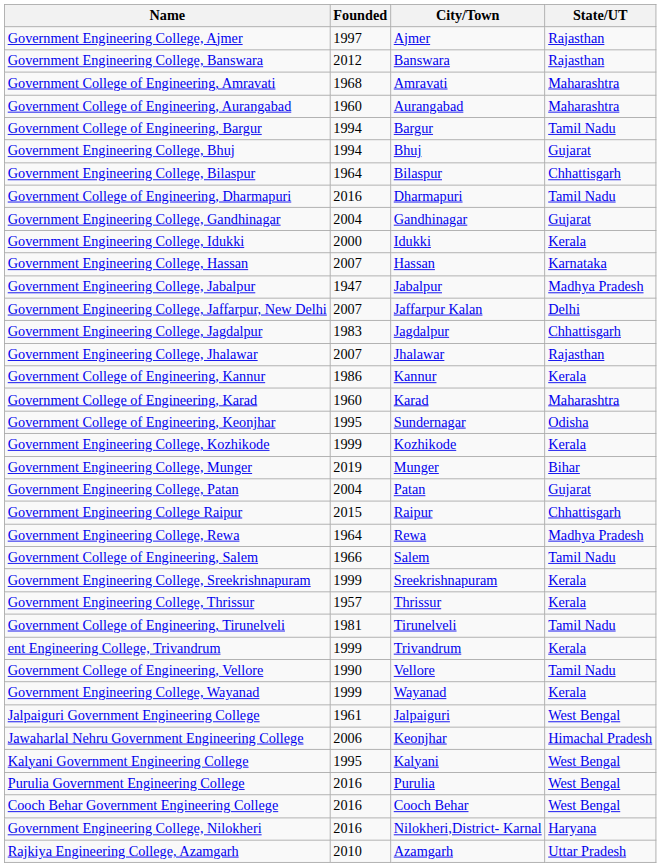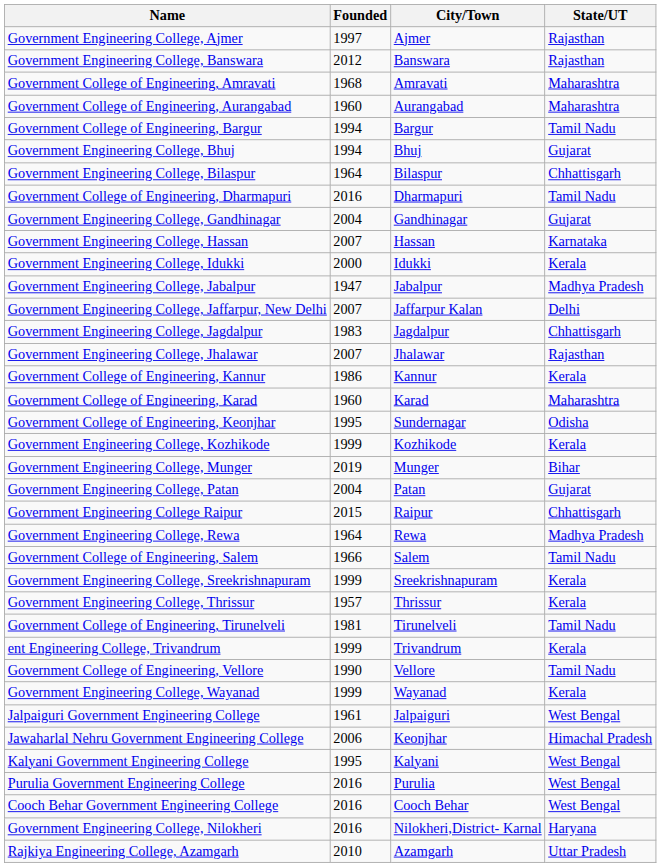rows swapped: (128, 264) <-> (126, 241)
